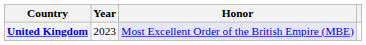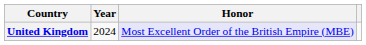(105, 31) 2023 -> (105, 31) 2024
